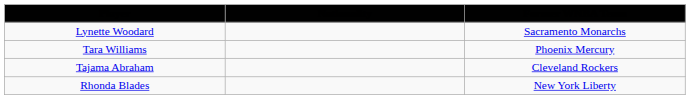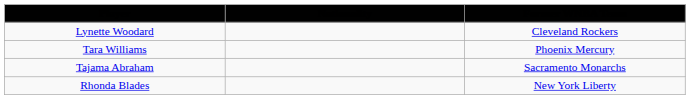(575, 31) Sacramento Monarchs -> (575, 31) Cleveland Rockers
(575, 67) Cleveland Rockers -> (575, 67) Sacramento Monarchs
